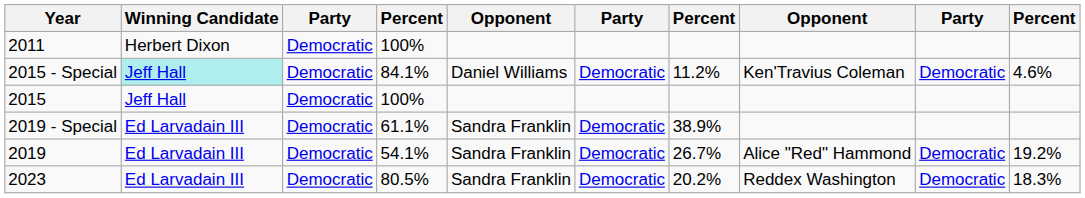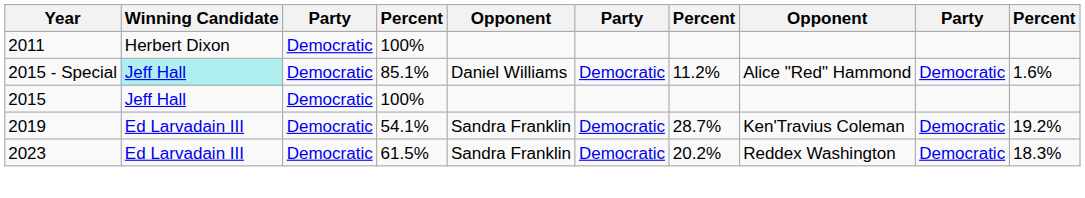(405, 72) 84.1% -> (405, 72) 85.1%
(824, 72) Ken'Travius Coleman -> (827, 72) Alice "Red" Hammond
(1032, 72) 4.6% -> (1032, 72) 1.6%
- row: (63, 126)
(697, 153) 26.7% -> (697, 126) 28.7%
(827, 153) Alice "Red" Hammond -> (824, 126) Ken'Travius Coleman
(405, 180) 80.5% -> (405, 153) 61.5%
